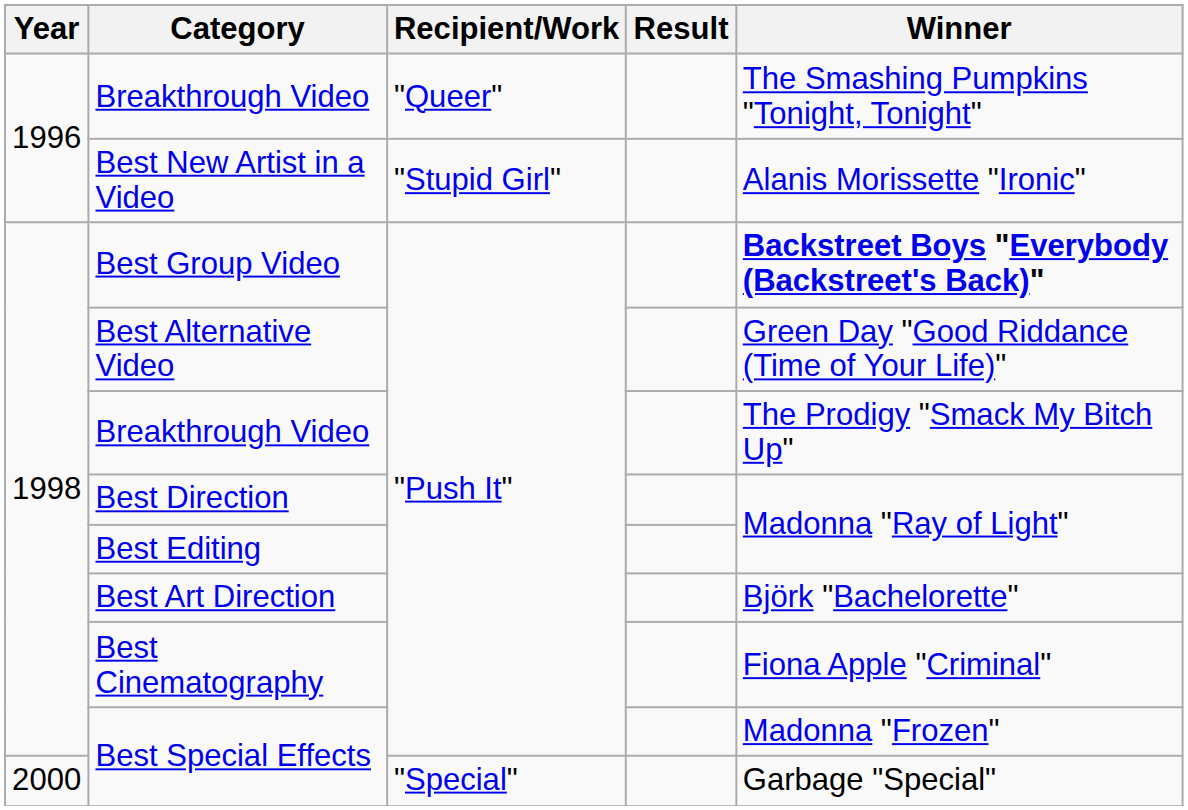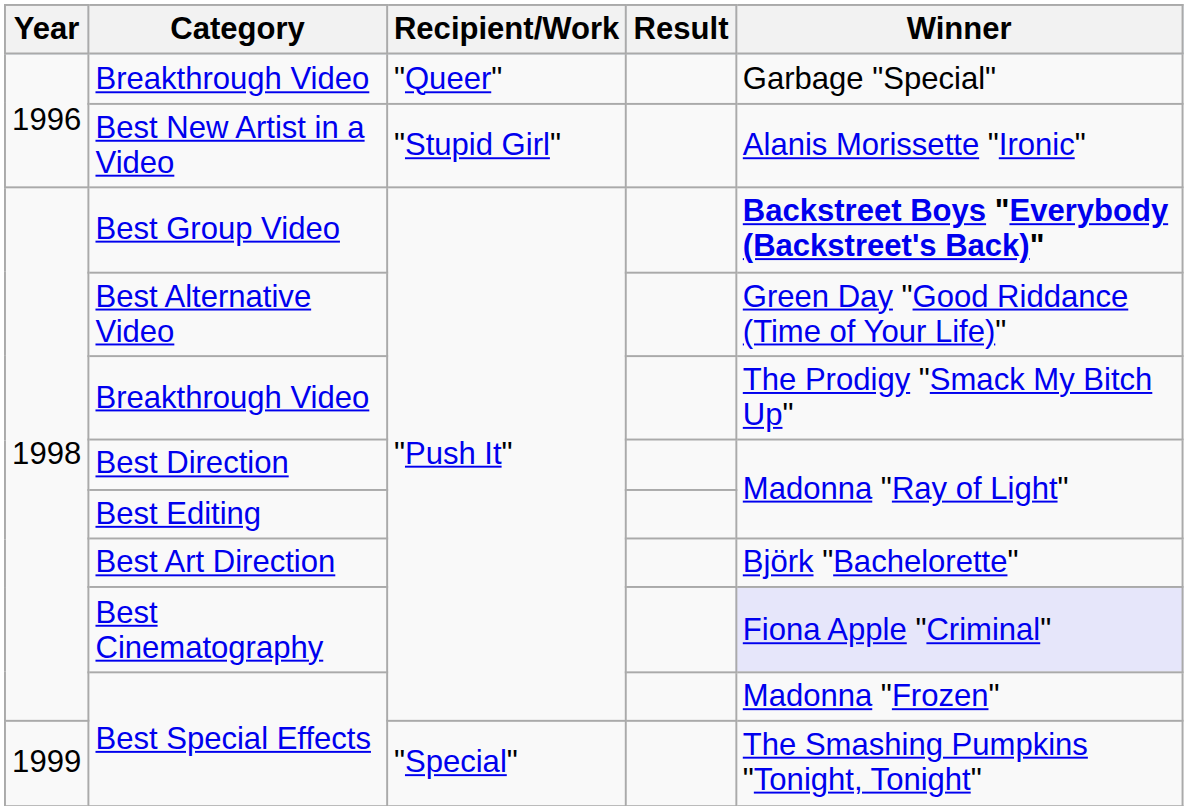(915, 95) The Smashing Pumpkins "Tonight, Tonight" -> (869, 78) Garbage "Special"
(897, 664) no background -> (897, 629) lavender background
(47, 780) 2000 -> (47, 762) 1999
(869, 780) Garbage "Special" -> (915, 762) The Smashing Pumpkins "Tonight, Tonight"
